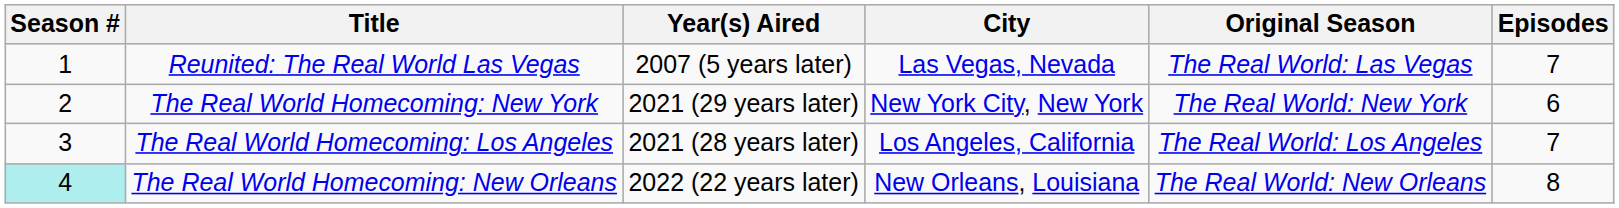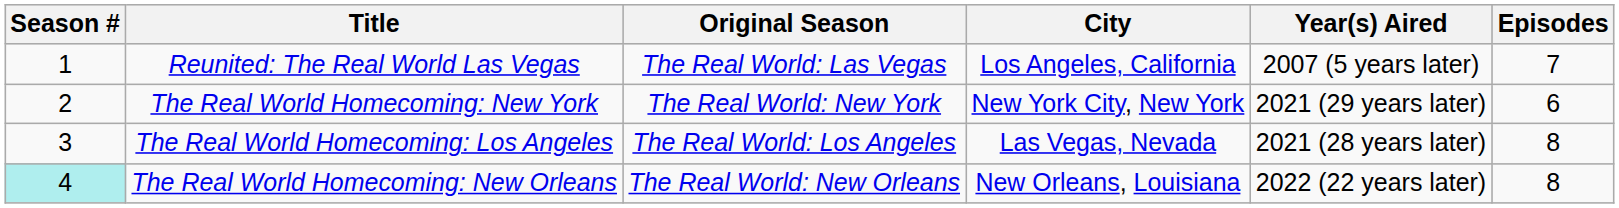columns swapped: (1320, 24) <-> (744, 24)
(1007, 63) Las Vegas, Nevada -> (1108, 63) Los Angeles, California
(1007, 143) Los Angeles, California -> (1108, 143) Las Vegas, Nevada
(1553, 143) 7 -> (1553, 143) 8
